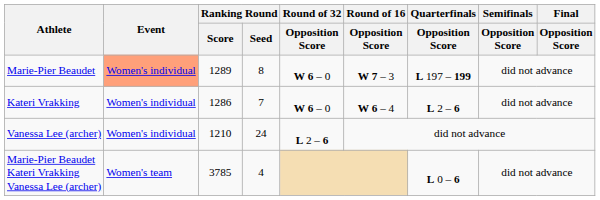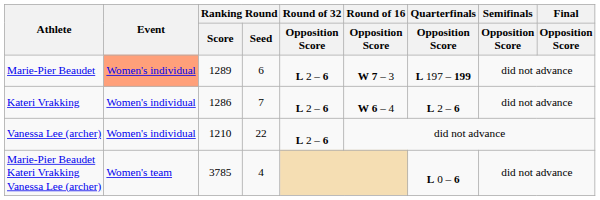(261, 71) 8 -> (261, 71) 6
(312, 77) W 6 – 0 -> (312, 77) L 2 – 6
(312, 109) W 6 – 0 -> (312, 109) L 2 – 6
(261, 134) 24 -> (261, 134) 22
